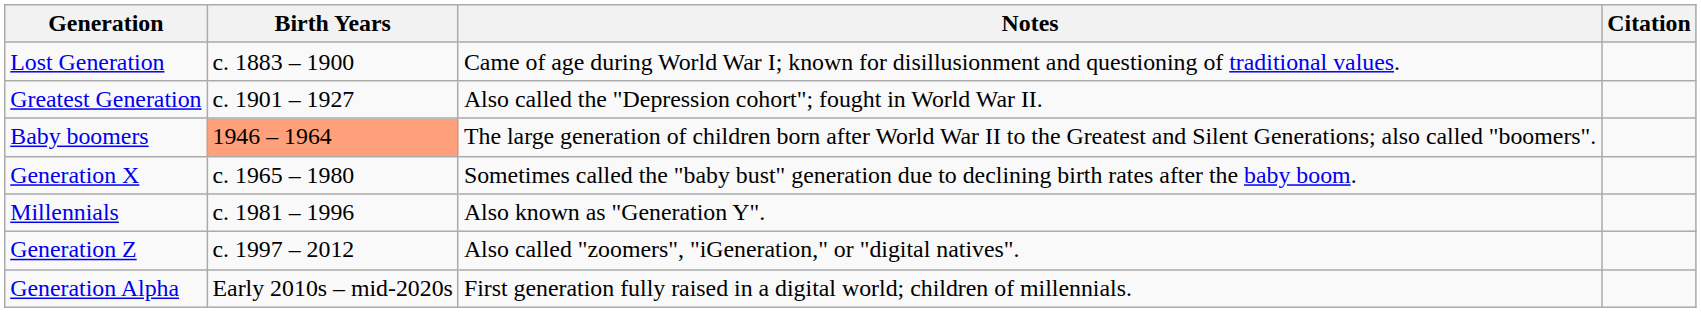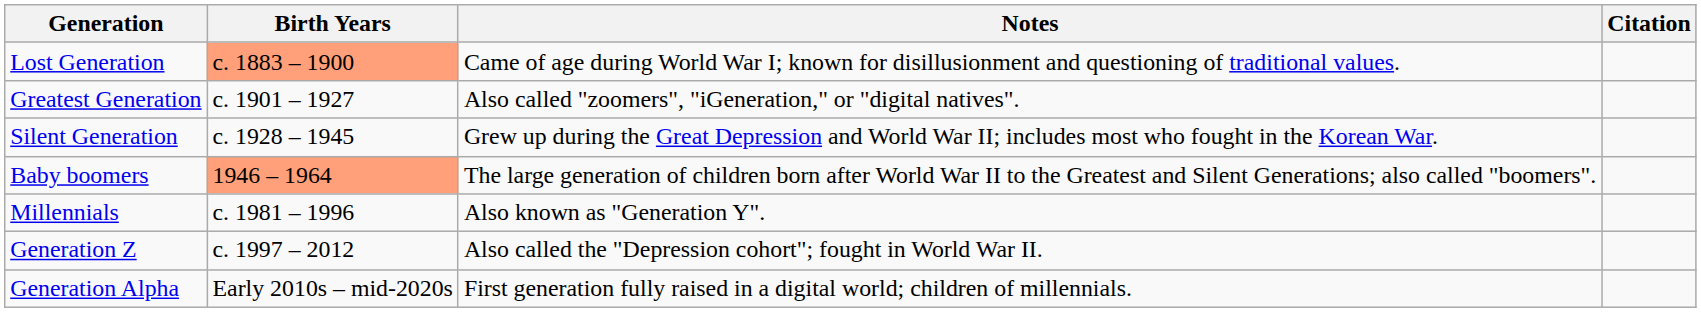(283, 61) no background -> (283, 61) lightsalmon background
(753, 99) Also called the "Depression cohort"; fought in World War II. -> (742, 99) Also called "zoomers", "iGeneration," or "digital natives".
+ row: (94, 136)
- row: (75, 174)
(742, 250) Also called "zoomers", "iGeneration," or "digital natives". -> (753, 250) Also called the "Depression cohort"; fought in World War II.
